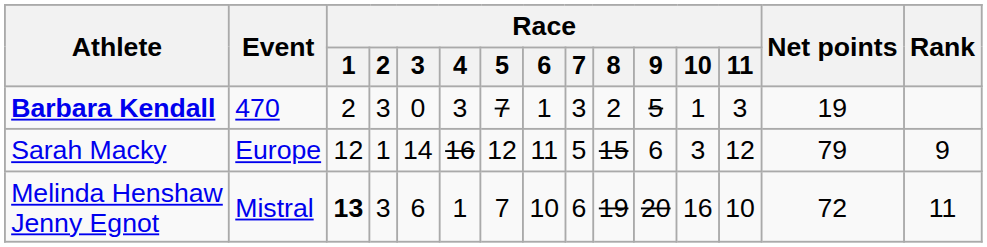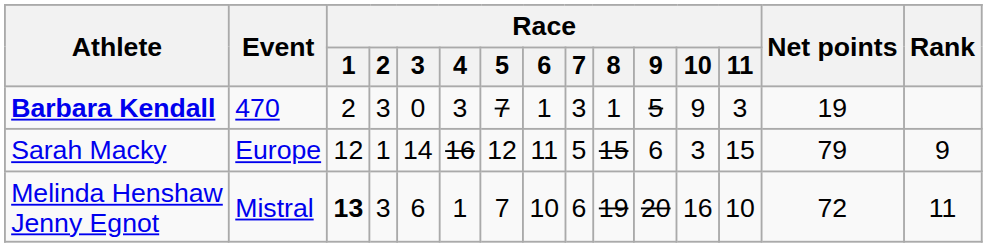(614, 108) 2 -> (614, 108) 1
(698, 108) 1 -> (698, 108) 9
(740, 150) 12 -> (740, 150) 15
